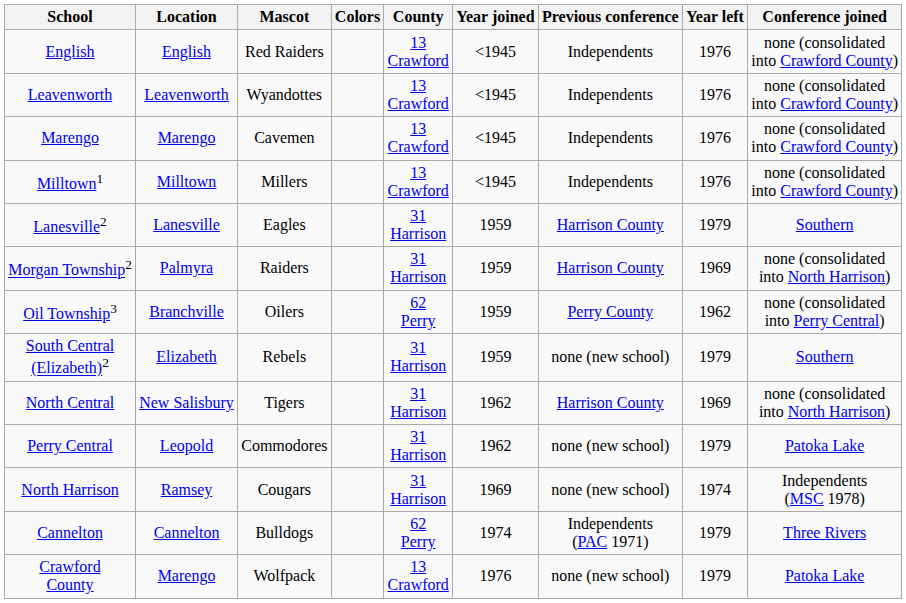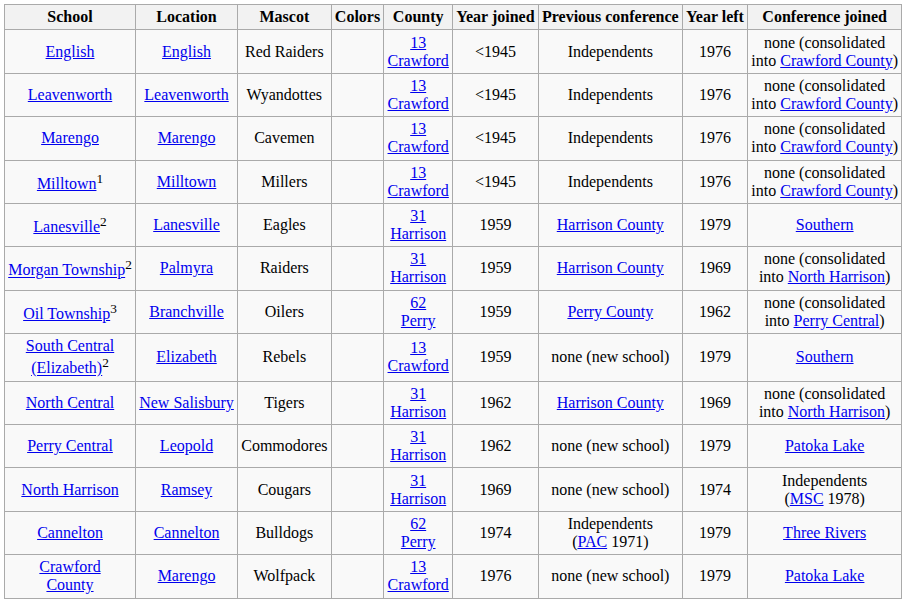(418, 357) 31 Harrison -> (418, 357) 13 Crawford
